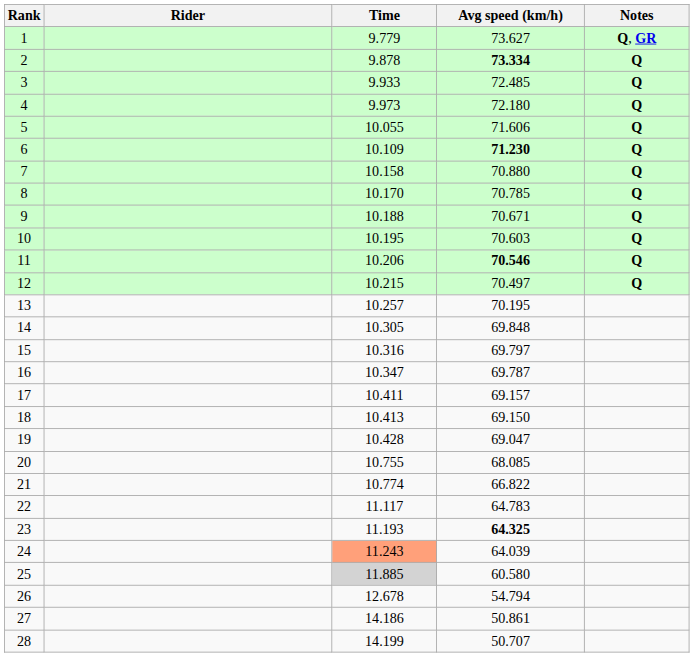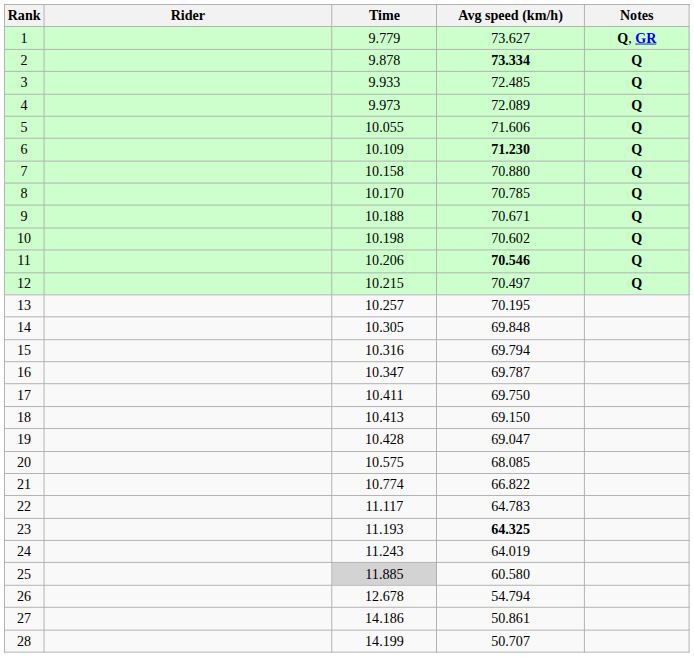(511, 104) 72.180 -> (511, 104) 72.089
(384, 238) 10.195 -> (384, 238) 10.198
(511, 238) 70.603 -> (511, 238) 70.602
(511, 350) 69.797 -> (511, 350) 69.794
(511, 395) 69.157 -> (511, 395) 69.750
(384, 462) 10.755 -> (384, 462) 10.575
(384, 551) lightsalmon background -> (384, 551) no background
(511, 551) 64.039 -> (511, 551) 64.019
